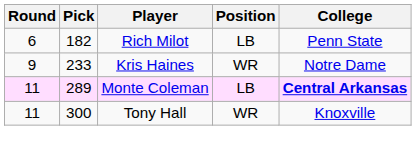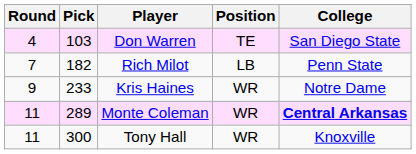+ row: (155, 40)
(32, 40) 6 -> (32, 64) 7
(246, 88) LB -> (246, 112) WR
